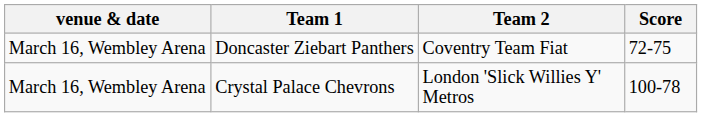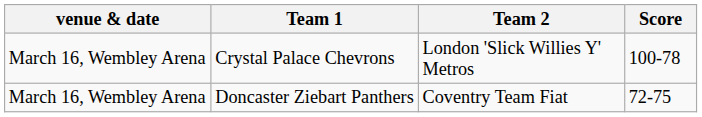rows swapped: (314, 47) <-> (305, 87)
